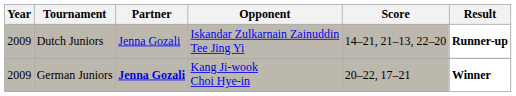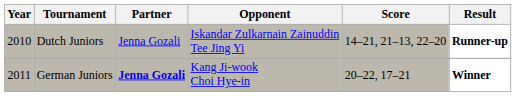(19, 41) 2009 -> (19, 41) 2010
(19, 75) 2009 -> (19, 75) 2011
